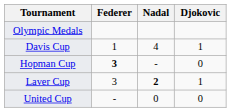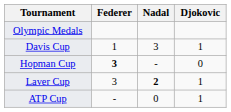(156, 47) 4 -> (156, 47) 3
+ row: (48, 98)
- row: (48, 98)
